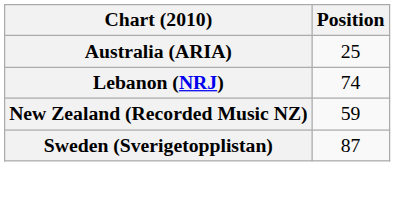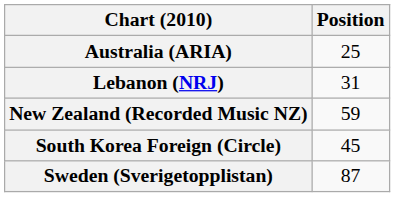(351, 82) 74 -> (351, 82) 31
+ row: (158, 144)
